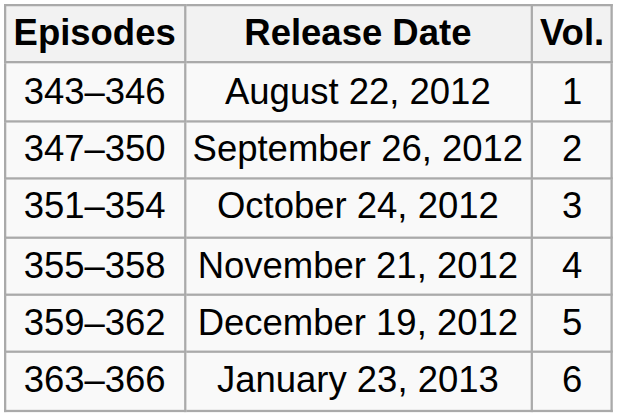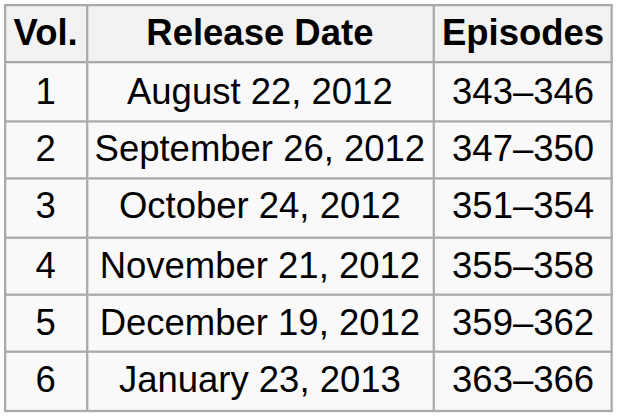columns swapped: (572, 33) <-> (95, 33)
